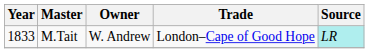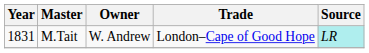(21, 36) 1833 -> (21, 36) 1831
